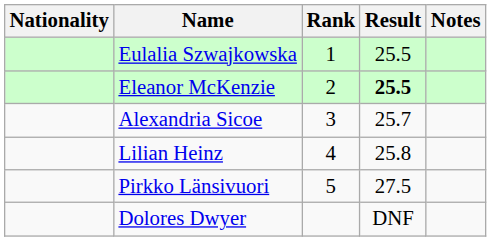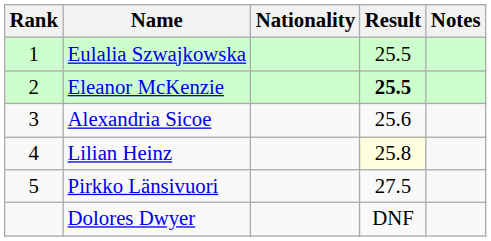columns swapped: (331, 20) <-> (59, 20)
(393, 119) 25.7 -> (393, 119) 25.6
(393, 152) no background -> (393, 152) lightyellow background
